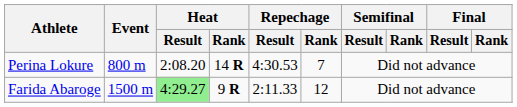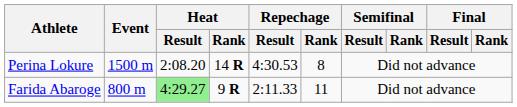(127, 65) 800 m -> (130, 65) 1500 m
(321, 65) 7 -> (321, 65) 8
(130, 90) 1500 m -> (127, 90) 800 m
(321, 90) 12 -> (321, 90) 11
